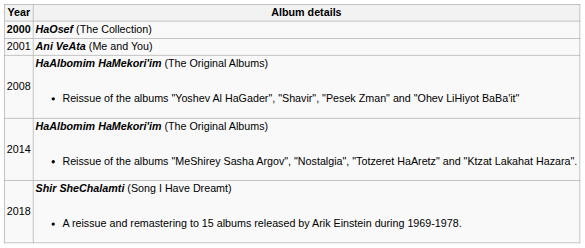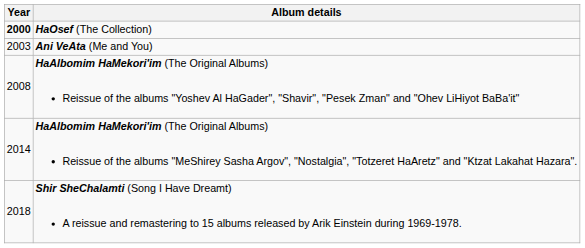(19, 47) 2001 -> (19, 47) 2003
